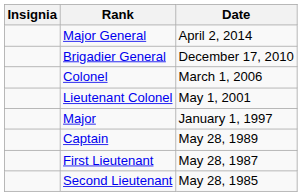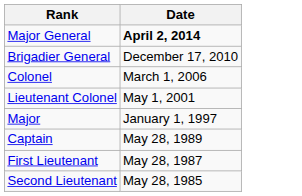- column: (32, 14)
(215, 35) normal -> (162, 35) bold
